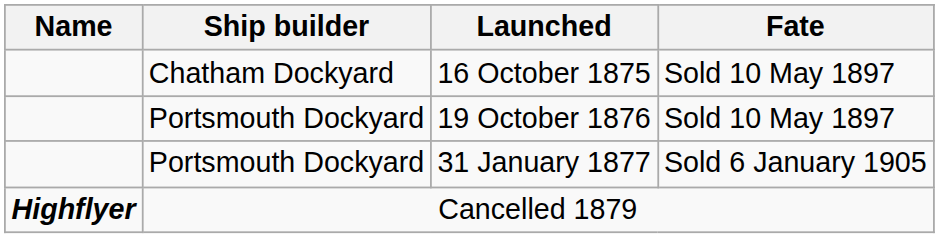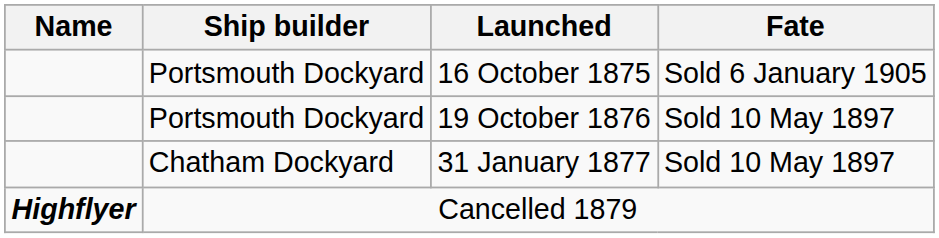(271, 72) Chatham Dockyard -> (287, 72) Portsmouth Dockyard
(779, 72) Sold 10 May 1897 -> (795, 72) Sold 6 January 1905
(287, 163) Portsmouth Dockyard -> (271, 163) Chatham Dockyard
(795, 163) Sold 6 January 1905 -> (779, 163) Sold 10 May 1897
